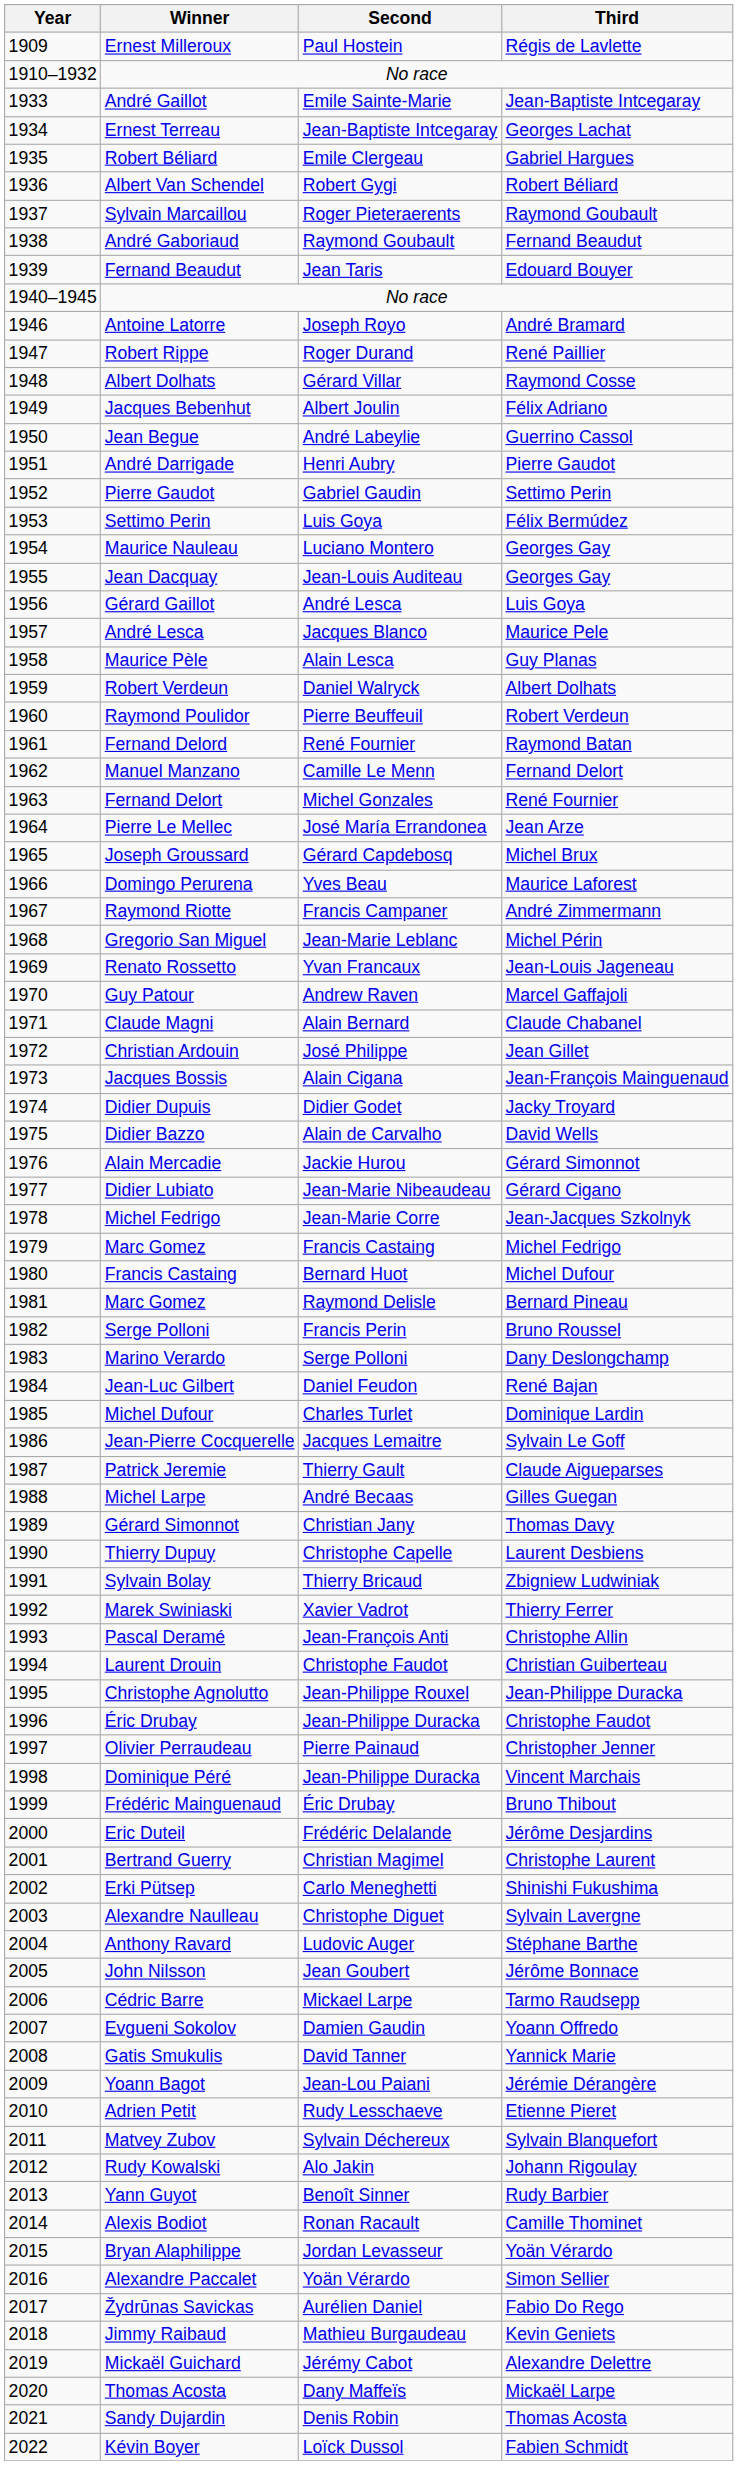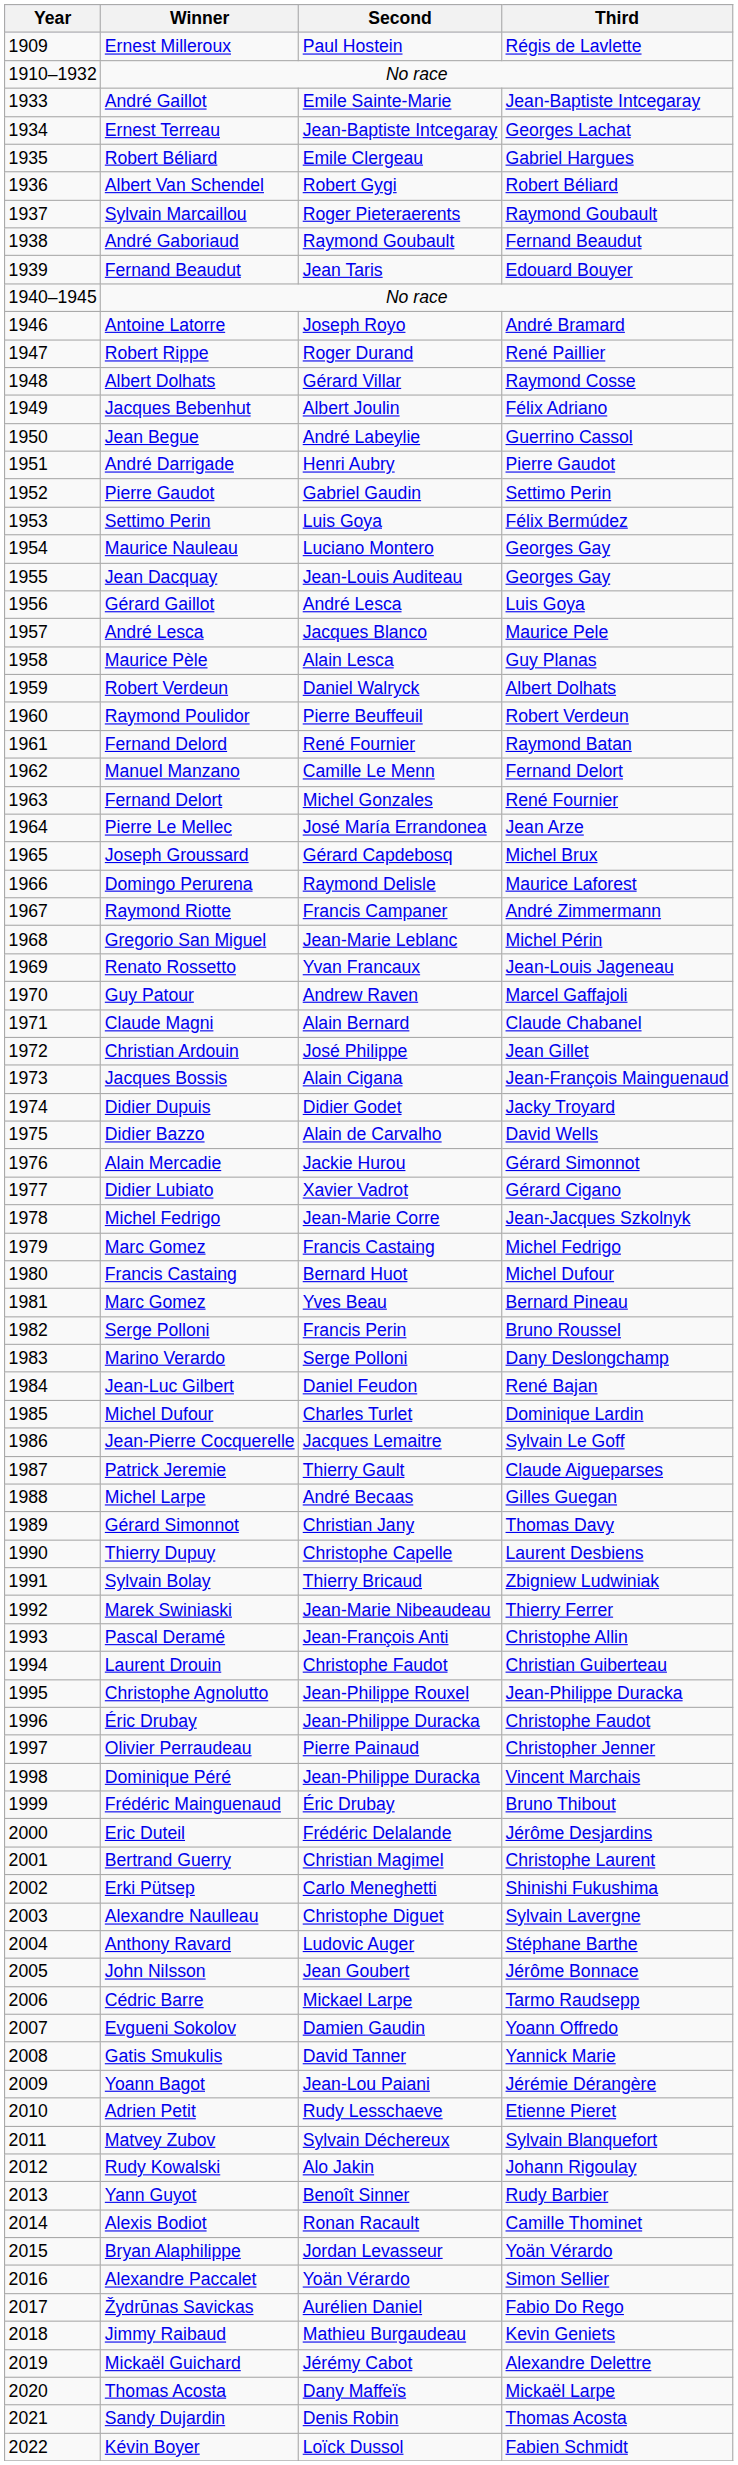(345, 883) Yves Beau -> (369, 883) Raymond Delisle
(397, 1190) Jean-Marie Nibeaudeau -> (355, 1190) Xavier Vadrot
(369, 1302) Raymond Delisle -> (345, 1302) Yves Beau
(355, 1609) Xavier Vadrot -> (397, 1609) Jean-Marie Nibeaudeau
